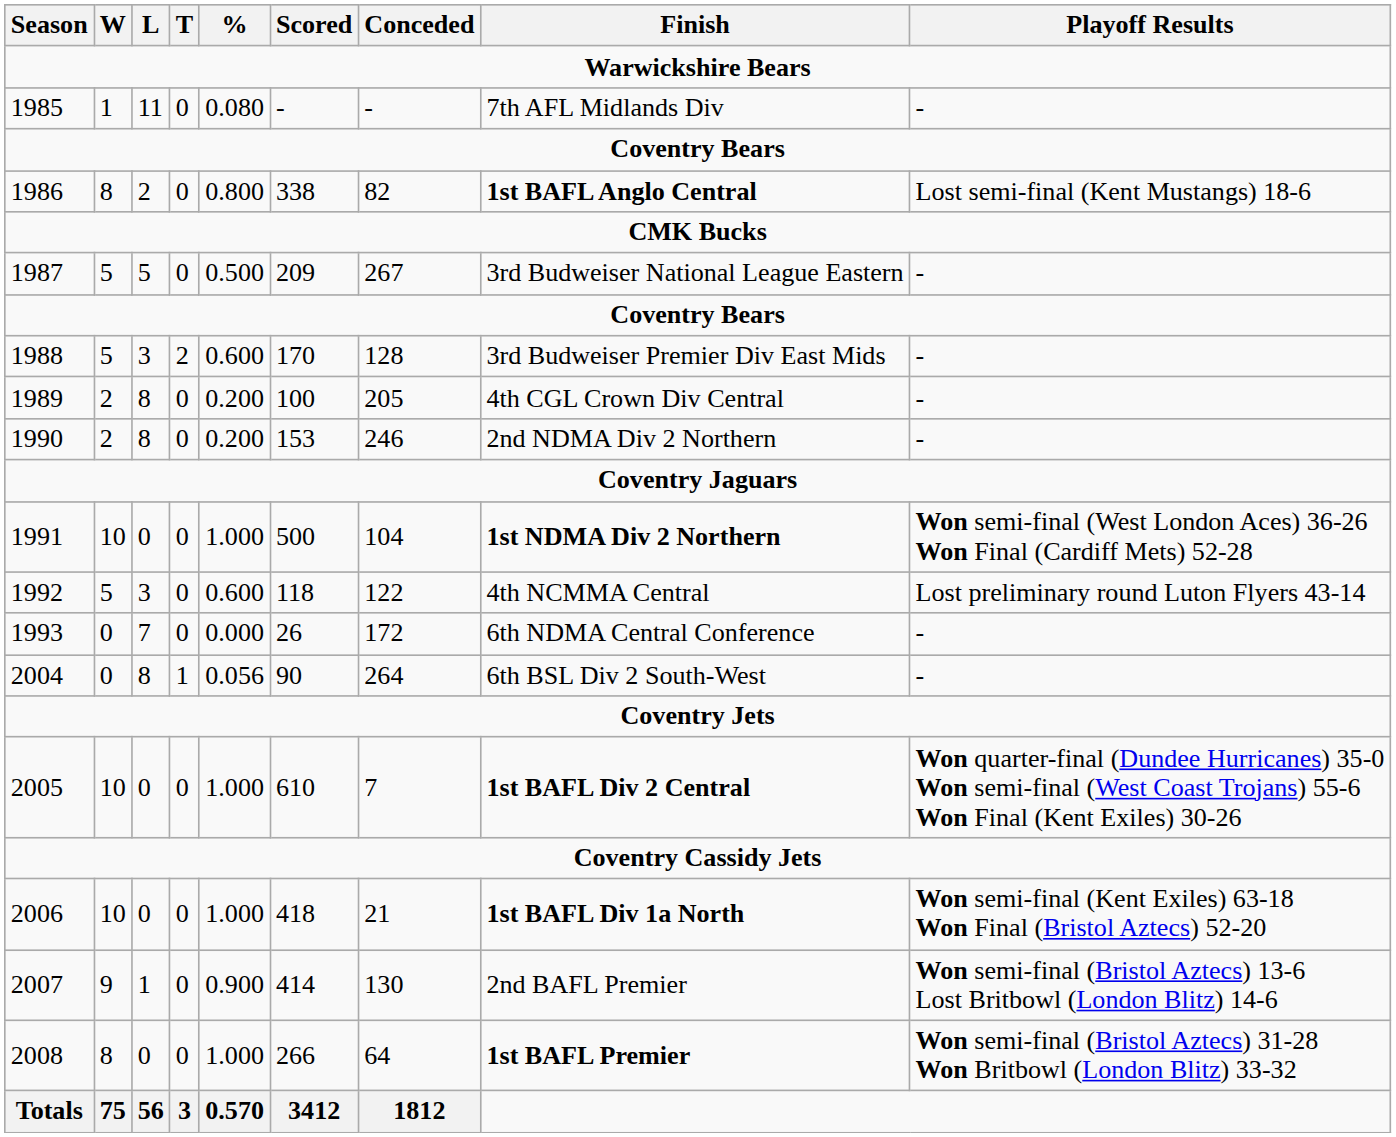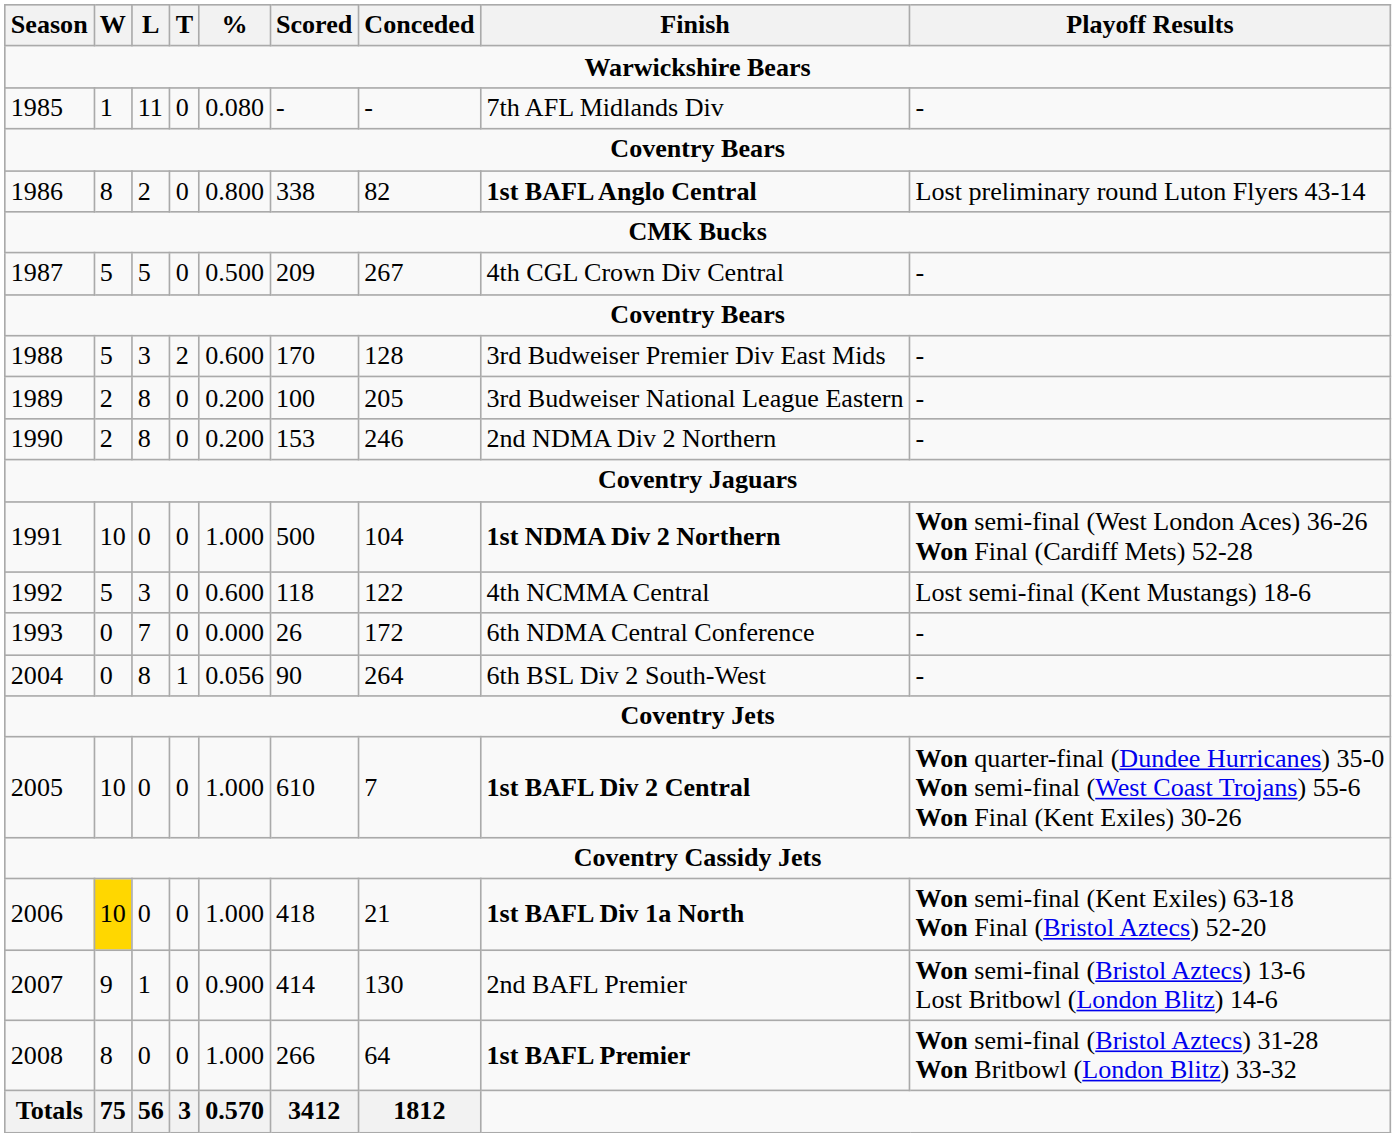(1113, 190) Lost semi-final (Kent Mustangs) 18-6 -> (1141, 190) Lost preliminary round Luton Flyers 43-14
(695, 273) 3rd Budweiser National League Eastern -> (635, 273) 4th CGL Crown Div Central
(635, 397) 4th CGL Crown Div Central -> (695, 397) 3rd Budweiser National League Eastern
(1141, 592) Lost preliminary round Luton Flyers 43-14 -> (1113, 592) Lost semi-final (Kent Mustangs) 18-6
(113, 913) no background -> (113, 913) gold background
